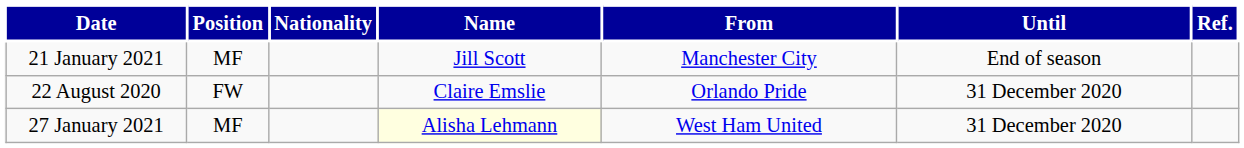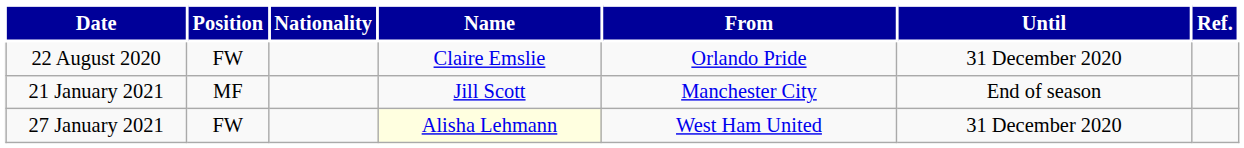rows swapped: (96, 92) <-> (96, 58)
(228, 125) MF -> (228, 125) FW
